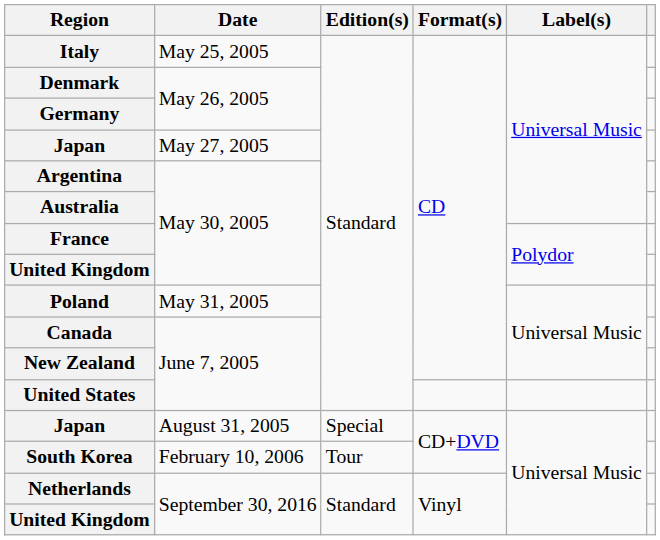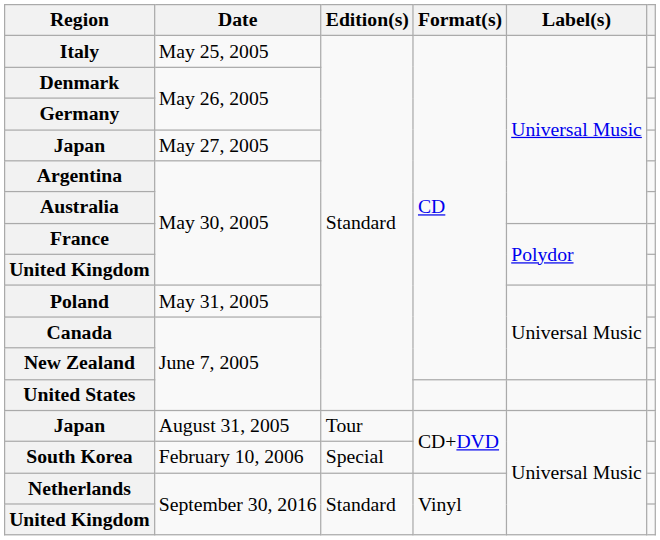(355, 425) Special -> (344, 425) Tour
(344, 457) Tour -> (355, 457) Special
